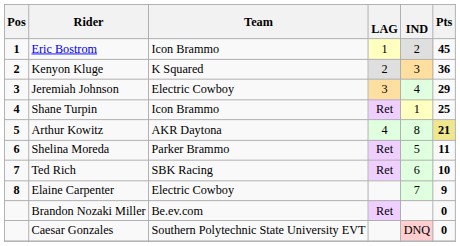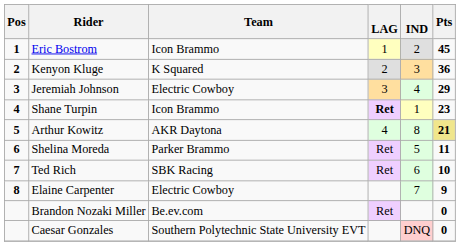(385, 109) normal -> (385, 109) bold
(444, 109) 25 -> (444, 109) 23
